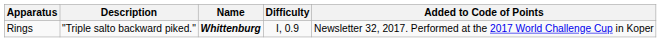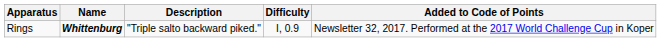columns swapped: (231, 12) <-> (129, 12)
